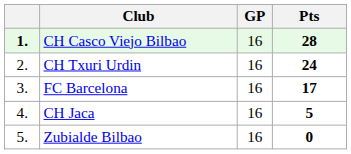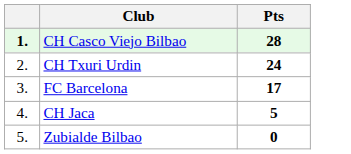- column: (255, 16)
